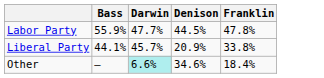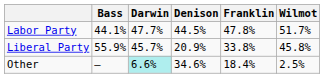+ column: (298, 13)
(110, 30) 55.9% -> (110, 30) 44.1%
(110, 47) 44.1% -> (110, 47) 55.9%
